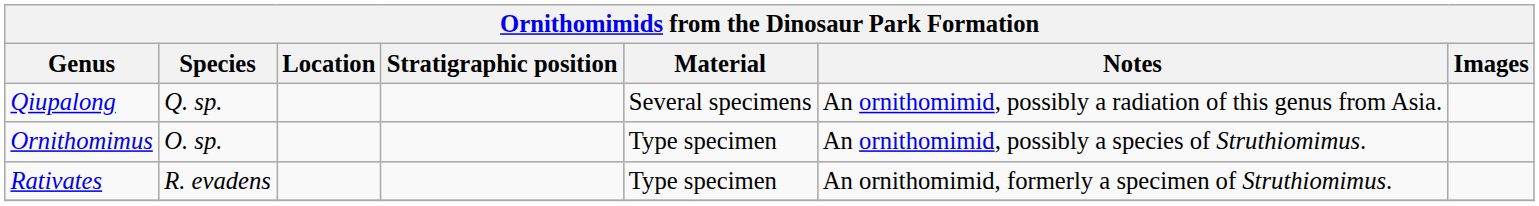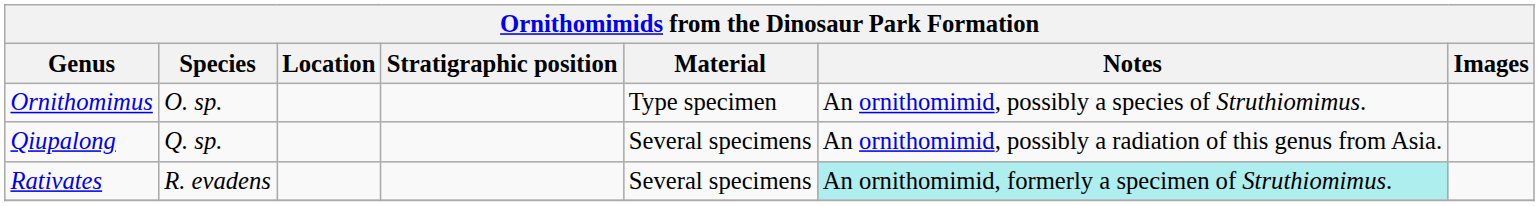rows swapped: (82, 141) <-> (63, 102)
(703, 180) Type specimen -> (720, 180) Several specimens
(1108, 180) no background -> (1108, 180) paleturquoise background
